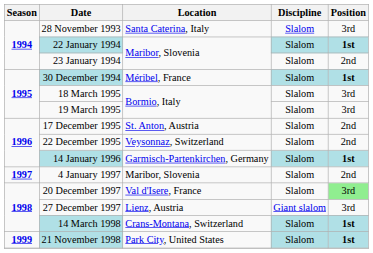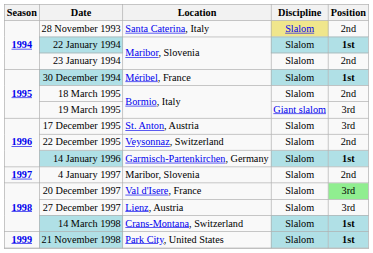(300, 28) no background -> (300, 28) khaki background
(348, 28) 3rd -> (348, 28) 2nd
(348, 93) 3rd -> (348, 93) 2nd
(300, 110) Slalom -> (300, 110) Giant slalom
(348, 126) 2nd -> (348, 126) 3rd
(300, 207) Giant slalom -> (300, 207) Slalom
